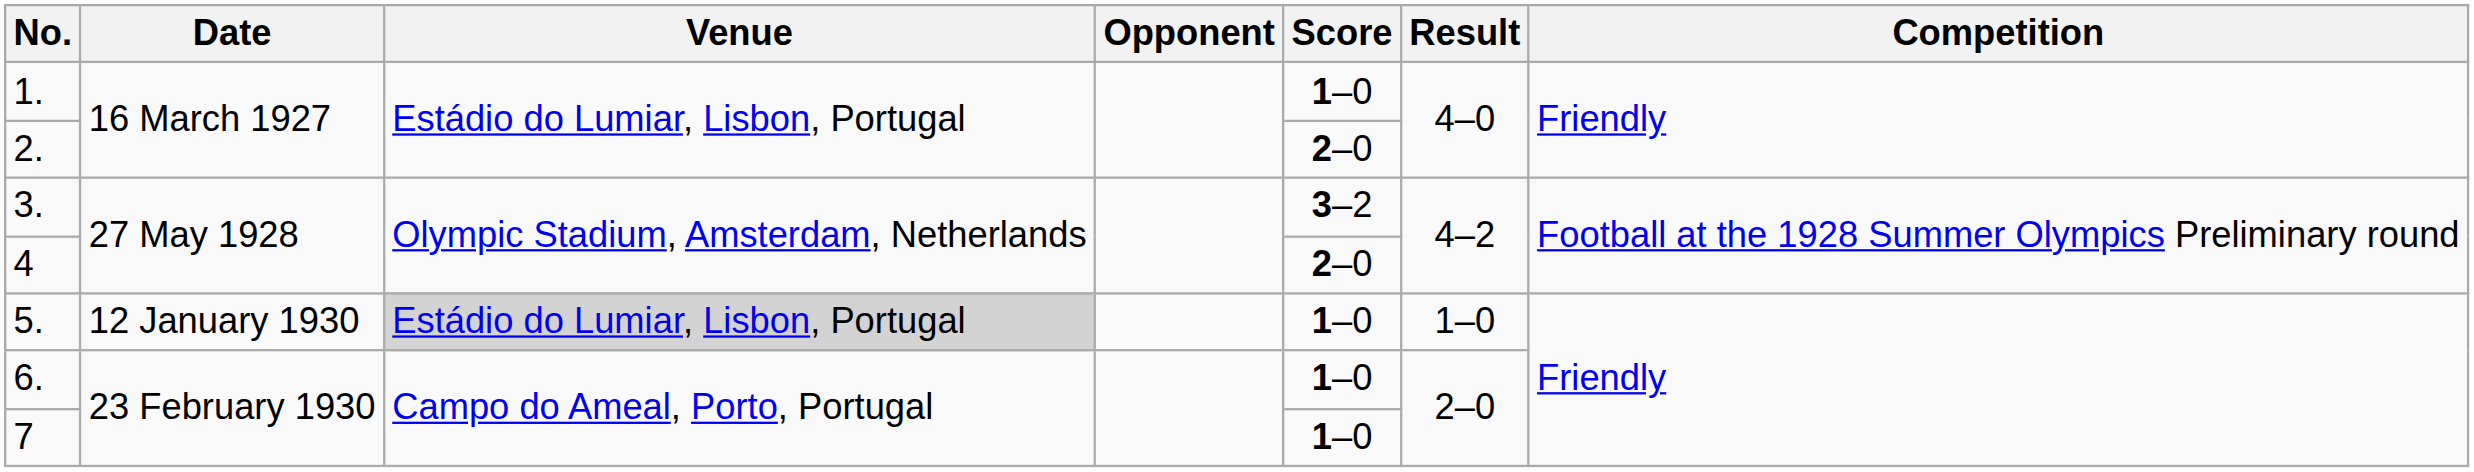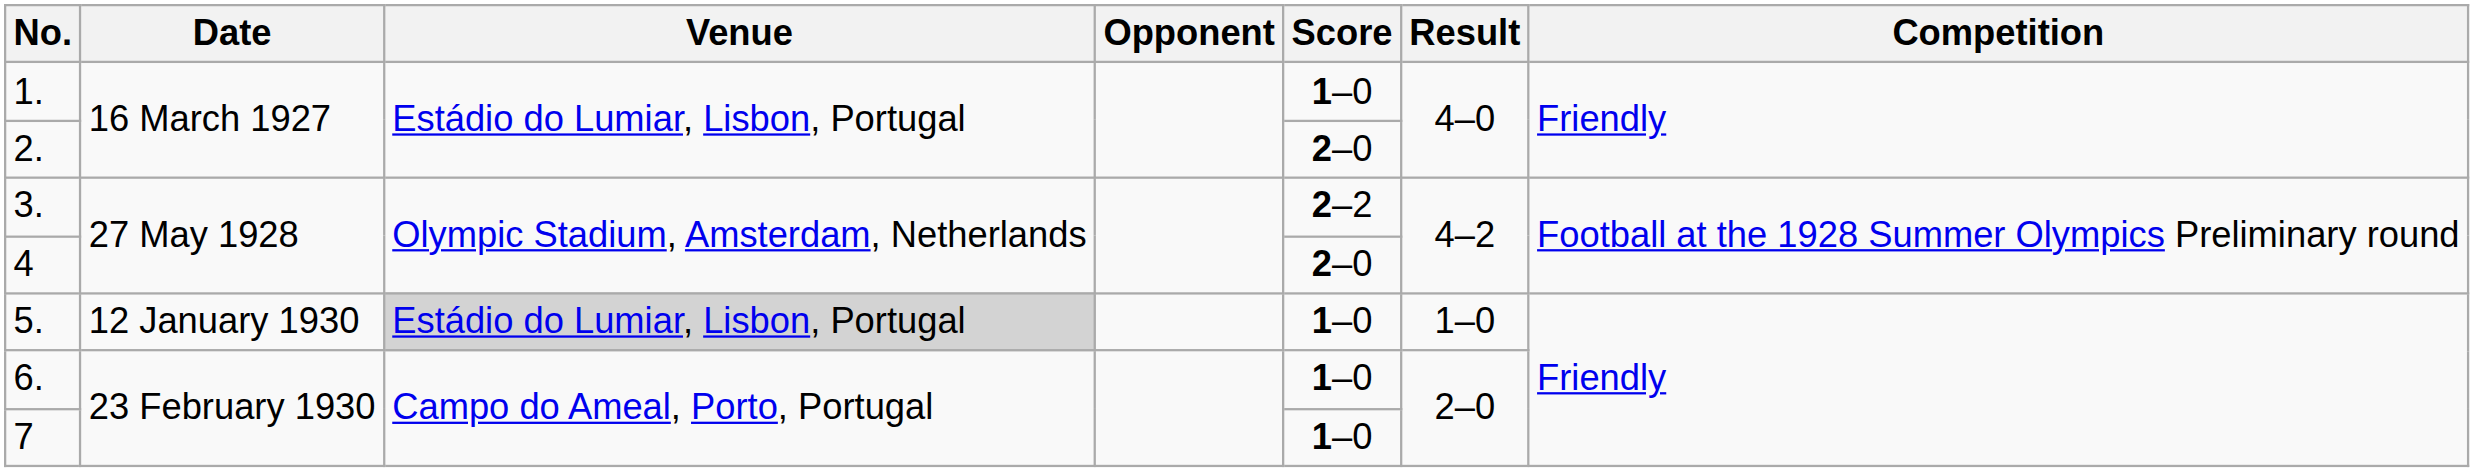(1342, 206) 3–2 -> (1342, 206) 2–2
